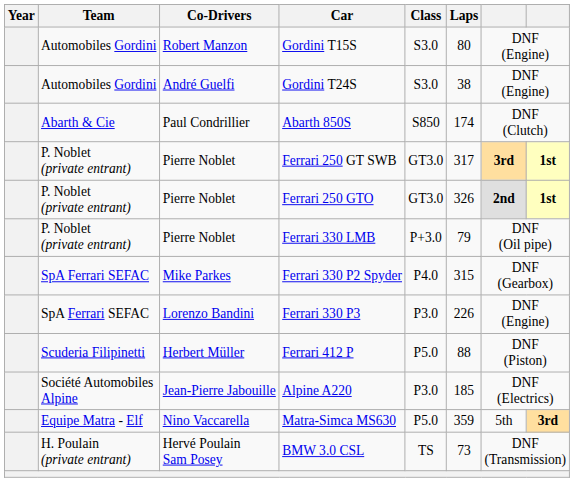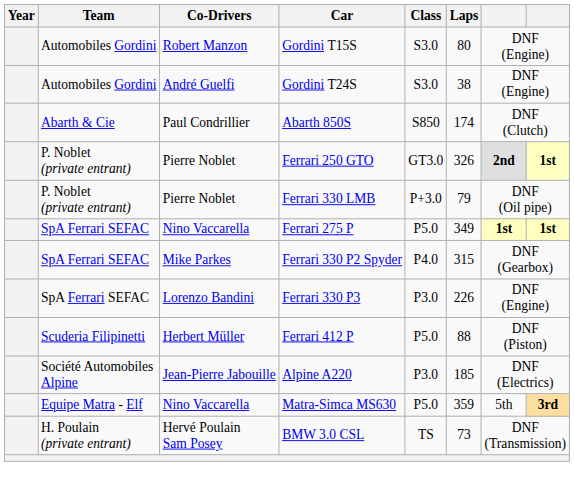- row: (339, 161)
+ row: (318, 229)
